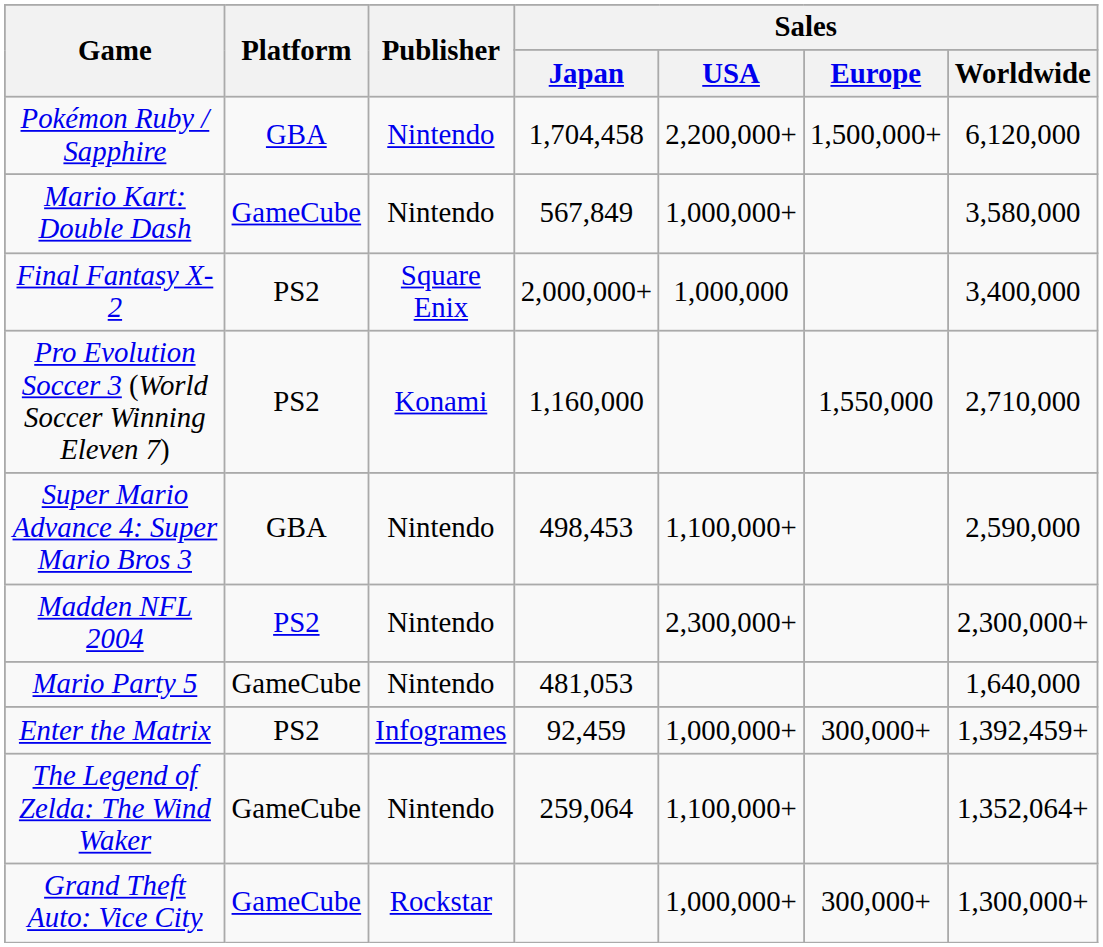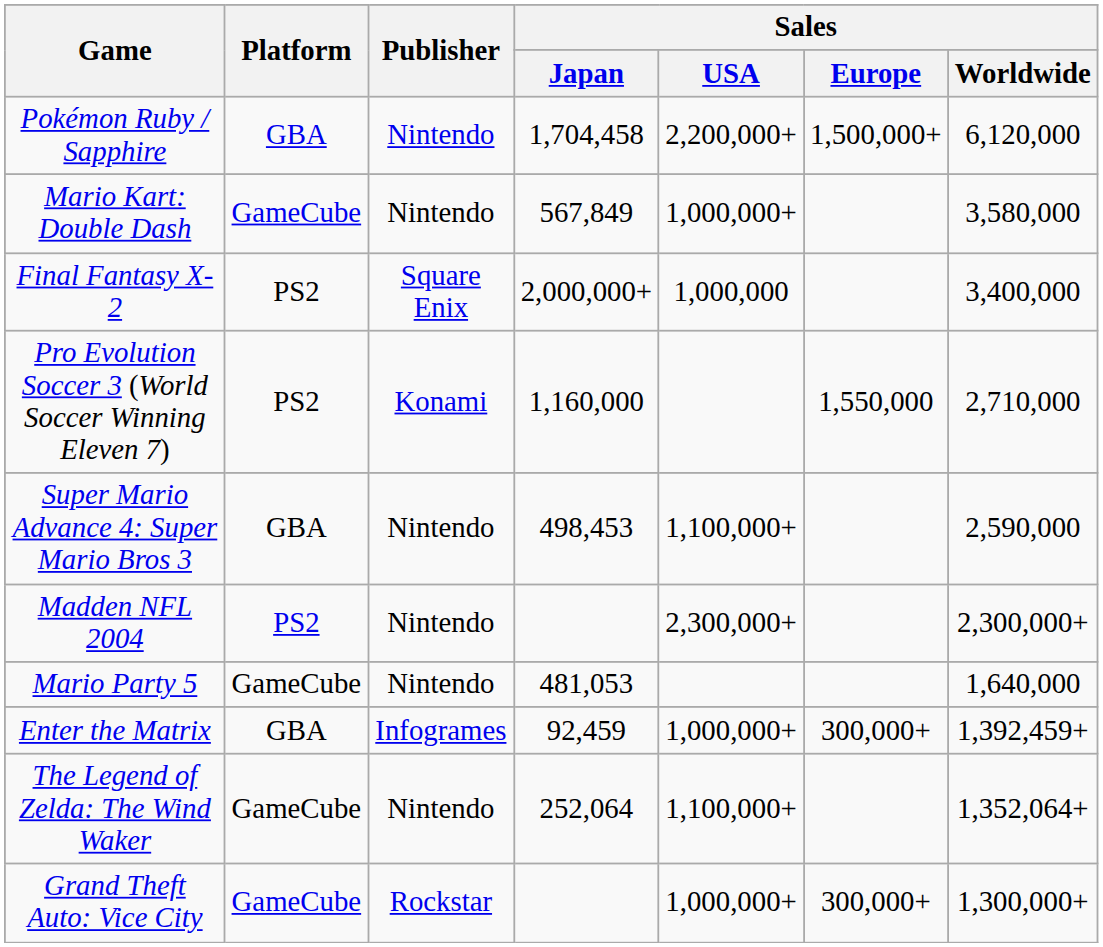(296, 730) PS2 -> (296, 730) GBA
(586, 808) 259,064 -> (586, 808) 252,064
